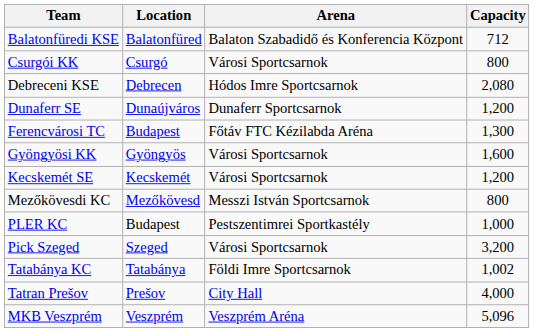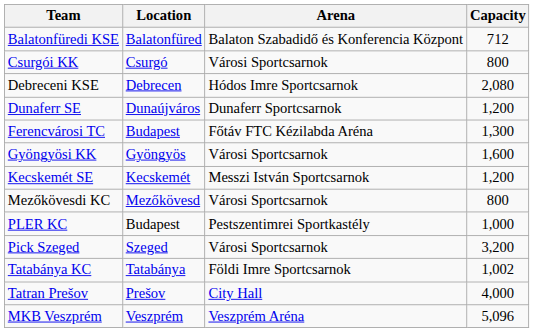(268, 177) Városi Sportcsarnok -> (289, 177) Messzi István Sportcsarnok
(289, 200) Messzi István Sportcsarnok -> (268, 200) Városi Sportcsarnok
